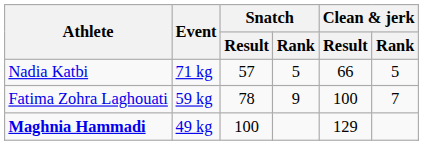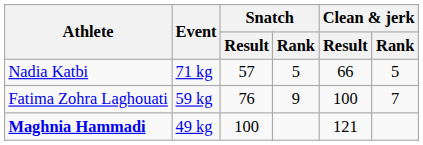(247, 99) 78 -> (247, 99) 76
(345, 126) 129 -> (345, 126) 121
